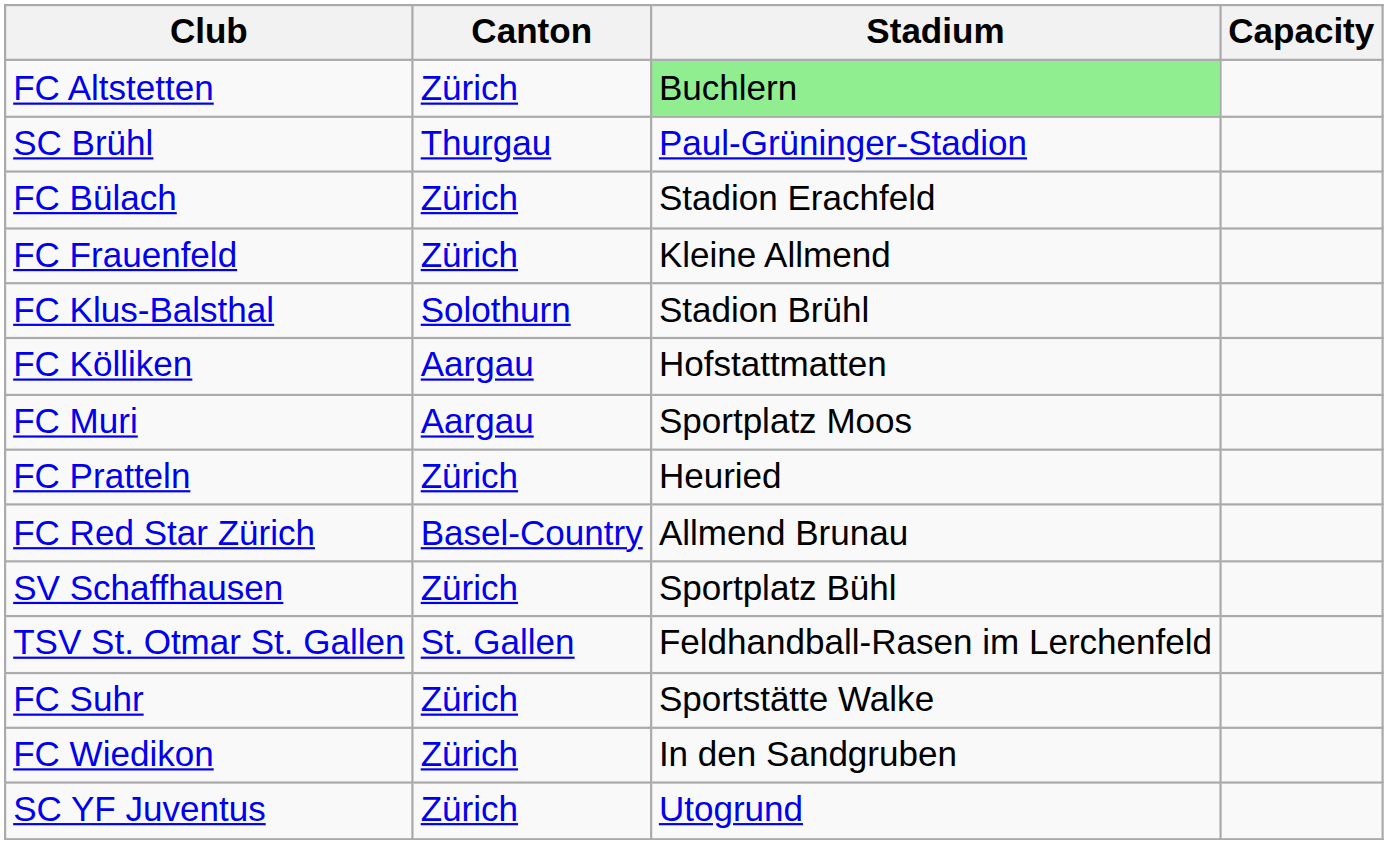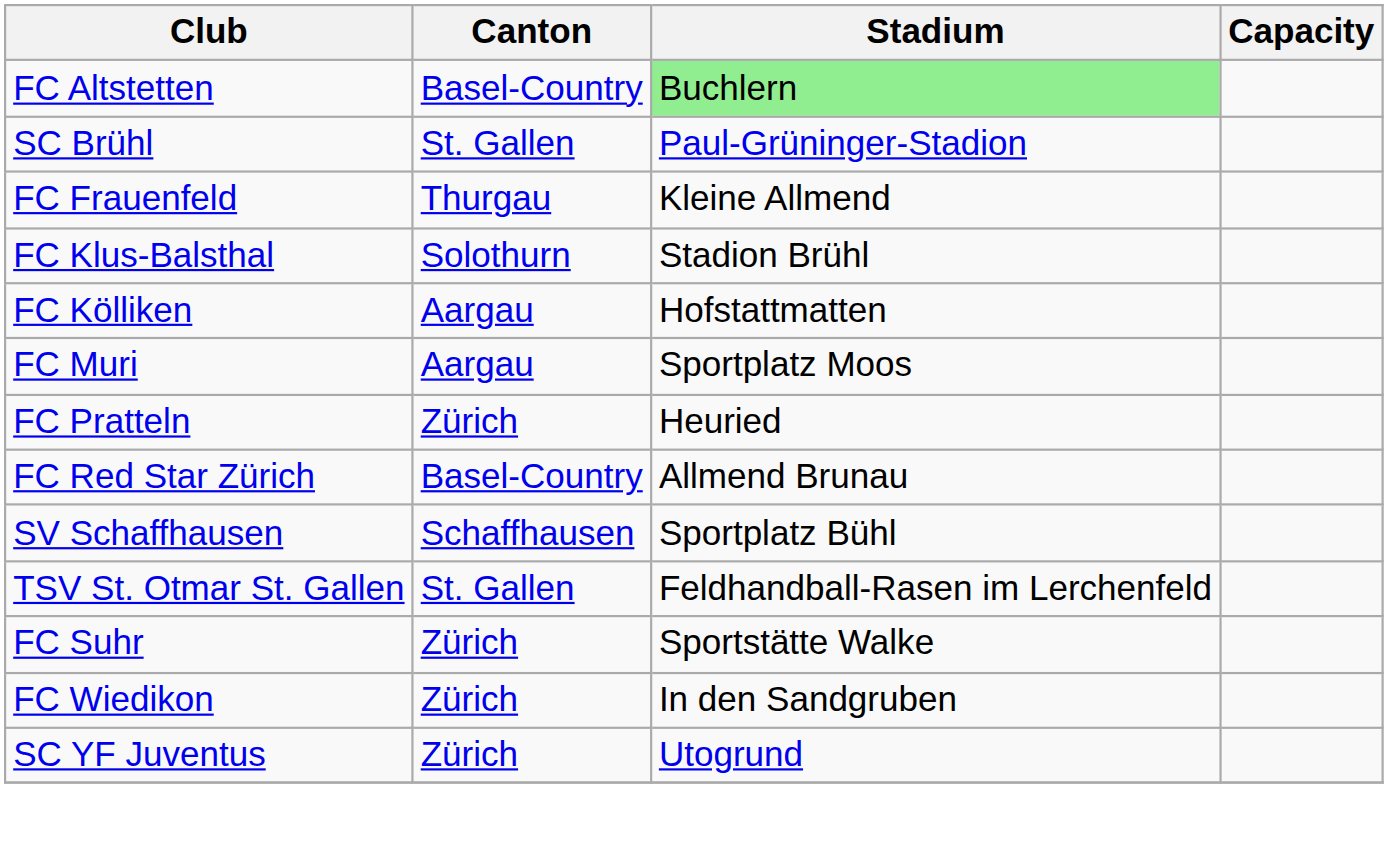(469, 87) Zürich -> (532, 87) Basel-Country
(486, 143) Thurgau -> (498, 143) St. Gallen
- row: (95, 198)
(469, 254) Zürich -> (486, 198) Thurgau
(469, 587) Zürich -> (528, 532) Schaffhausen
